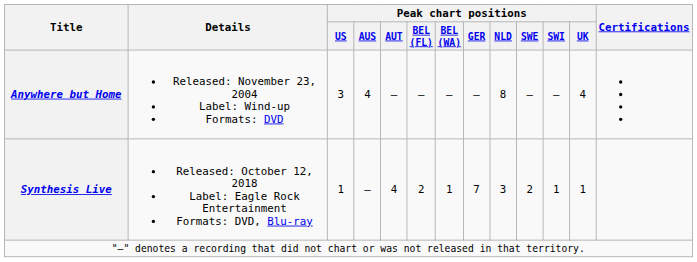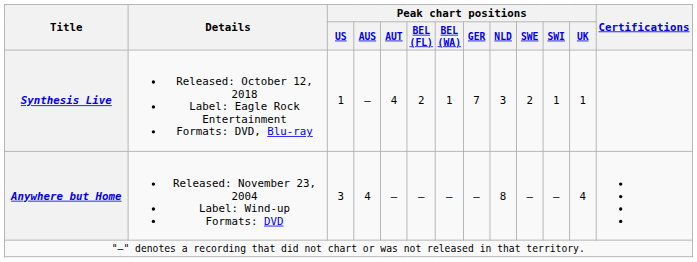rows swapped: (66, 94) <-> (66, 190)
